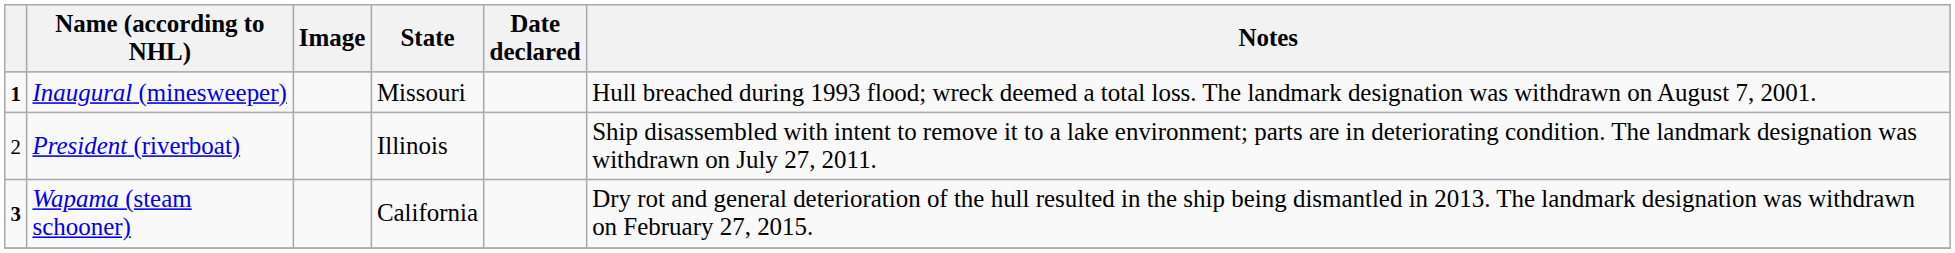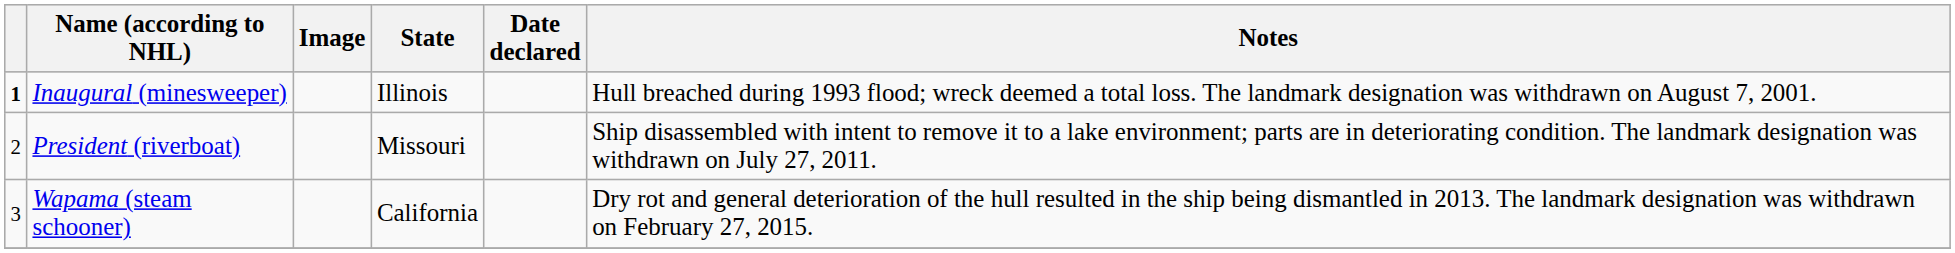(421, 91) Missouri -> (412, 91) Illinois
(412, 145) Illinois -> (421, 145) Missouri
(16, 213) bold -> (16, 214) normal
